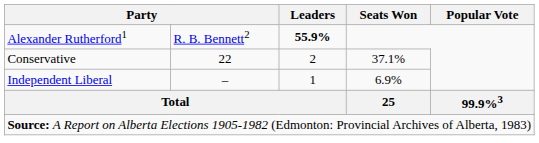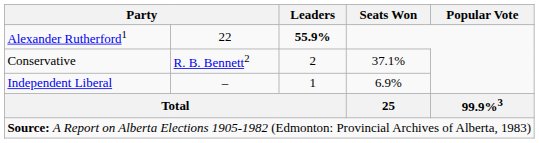(212, 37) R. B. Bennett2 -> (225, 37) 22
(225, 59) 22 -> (212, 61) R. B. Bennett2
